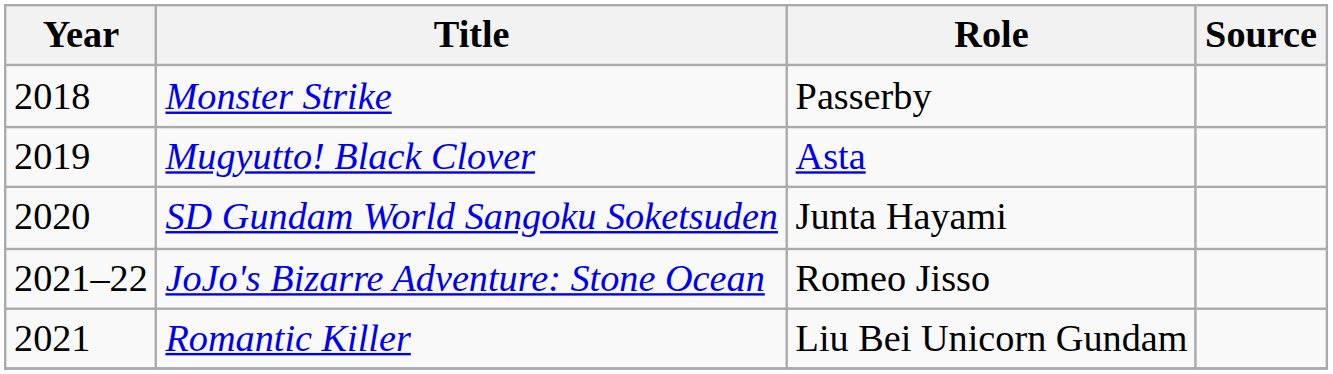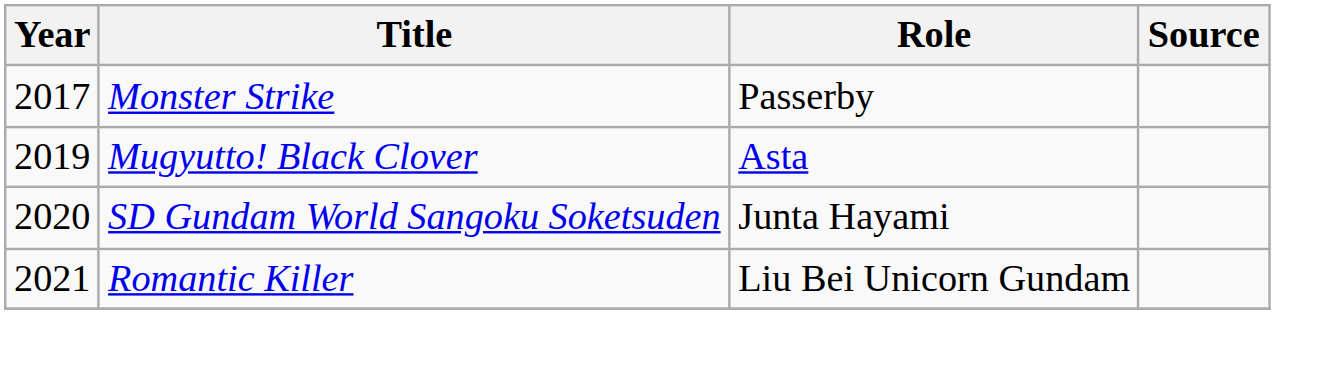(52, 95) 2018 -> (52, 95) 2017
- row: (465, 277)
